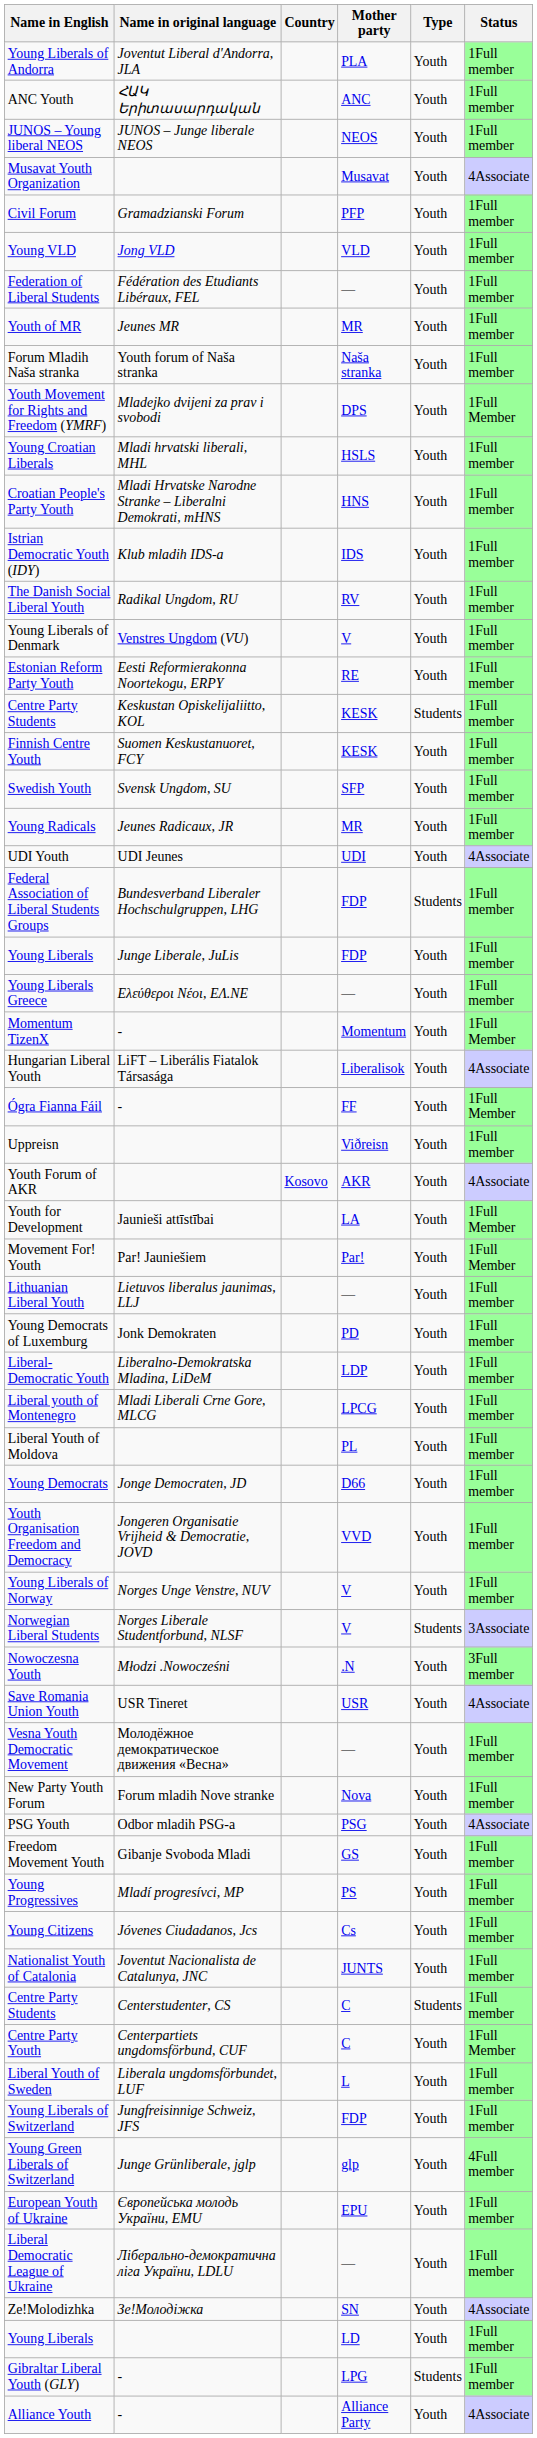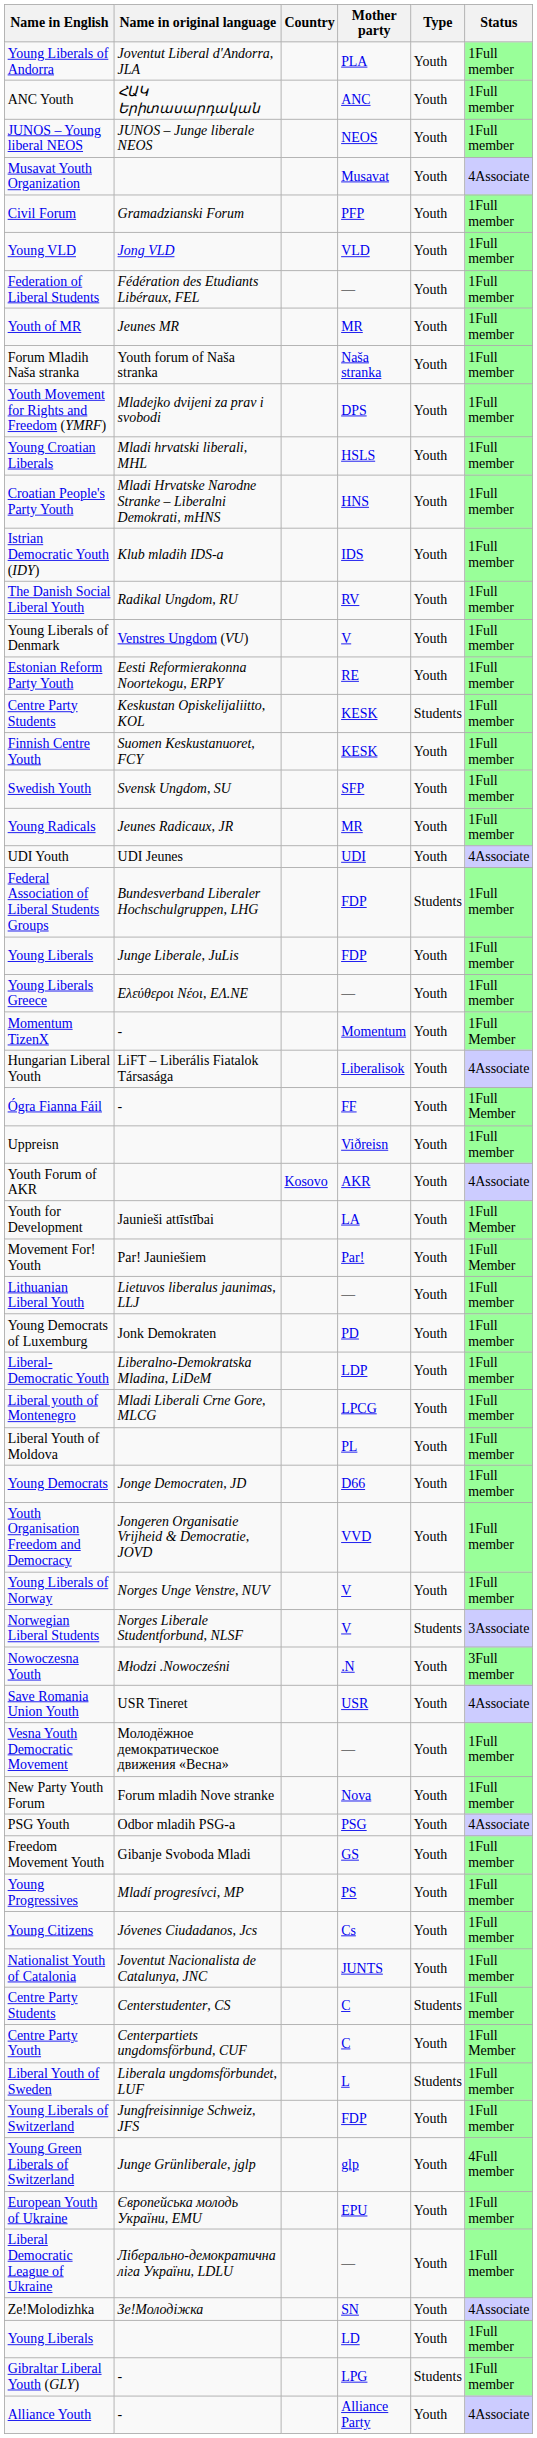(492, 410) 1Full Member -> (491, 410) 1Full member
(431, 2081) Youth -> (438, 2081) Students
